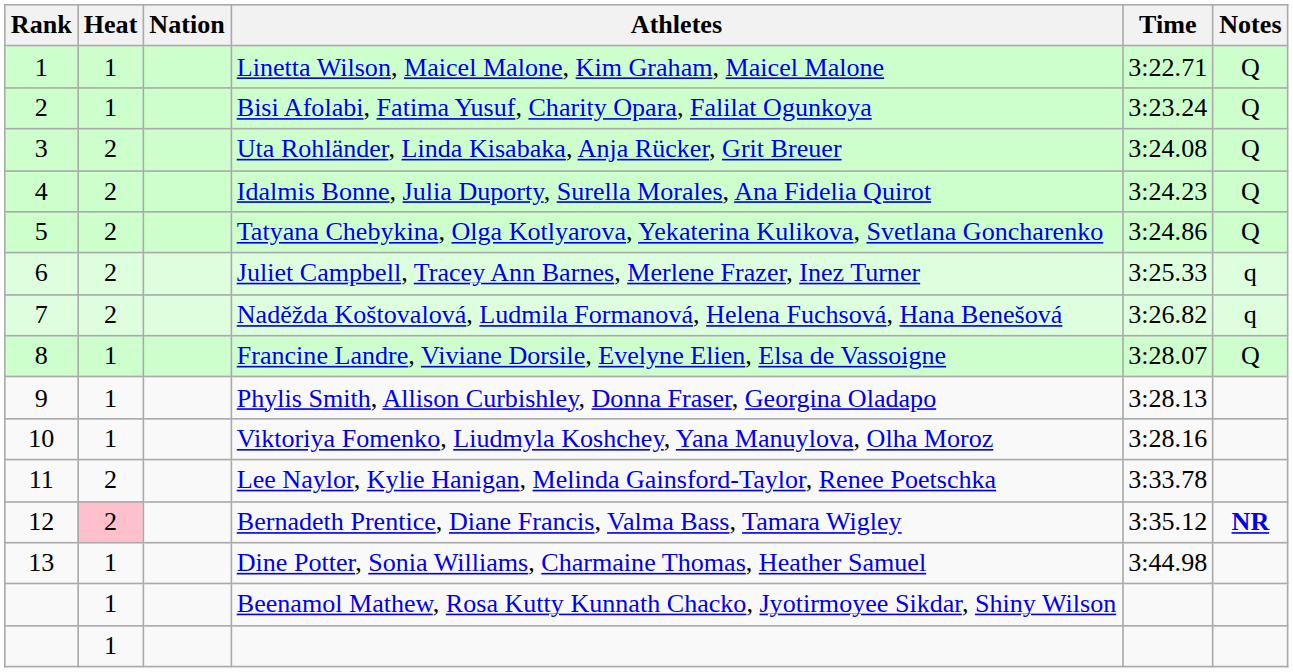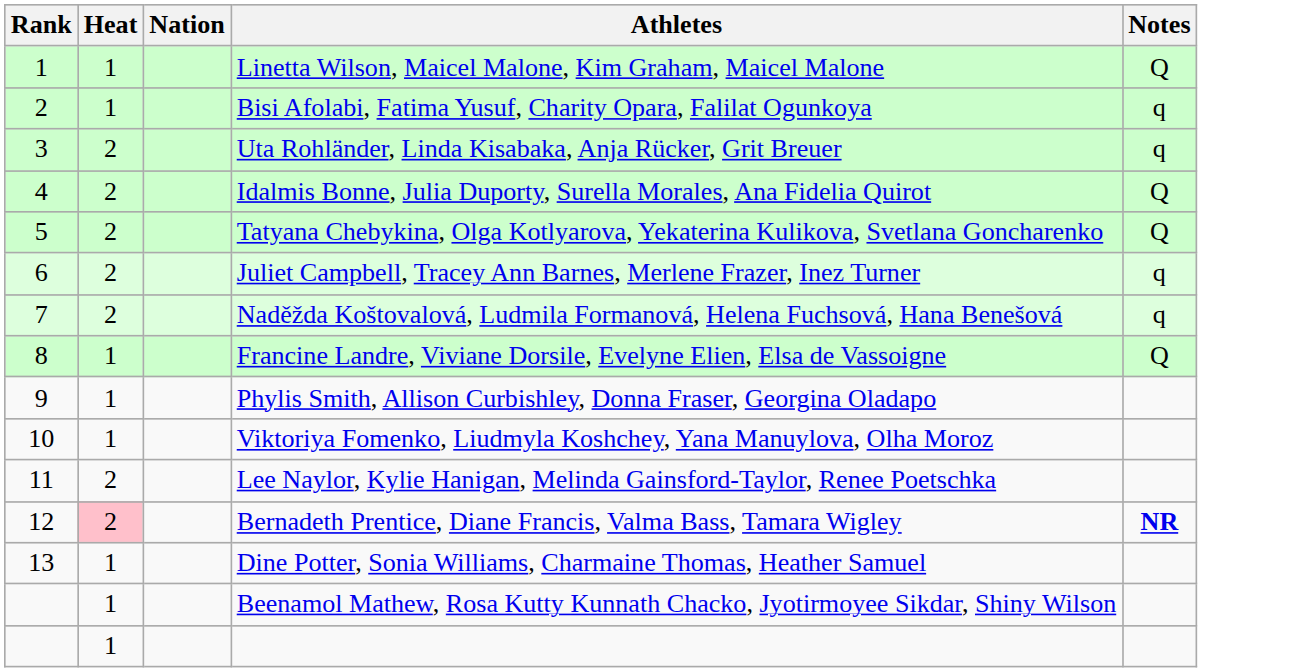- column: (1168, 25)
(1250, 107) Q -> (1159, 107) q
(1250, 149) Q -> (1159, 149) q
